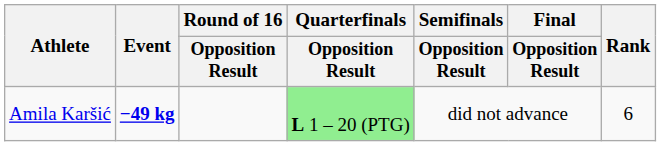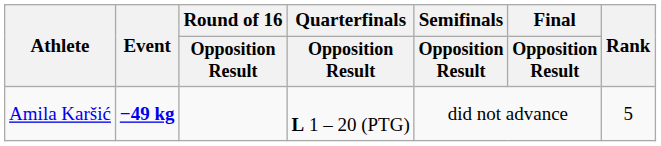(351, 125) lightgreen background -> (351, 125) no background
(628, 113) 6 -> (628, 113) 5
